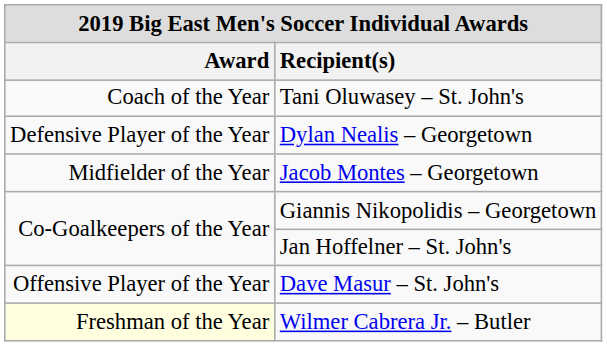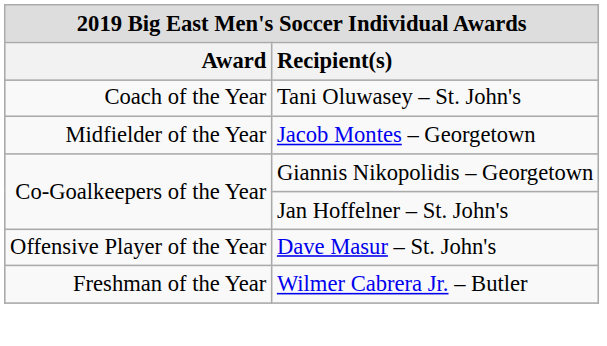- row: (406, 135)
(173, 321) lightyellow background -> (170, 284) no background
